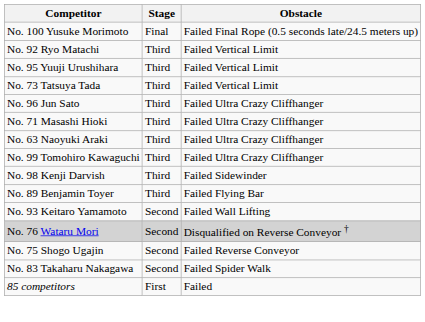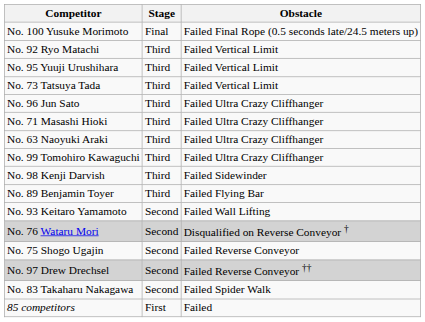+ row: (58, 270)
